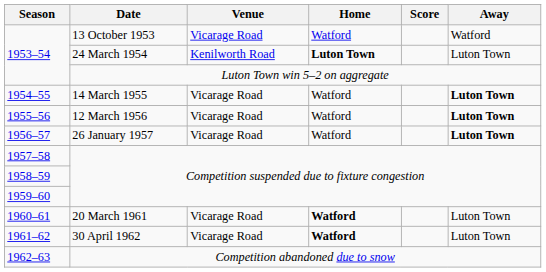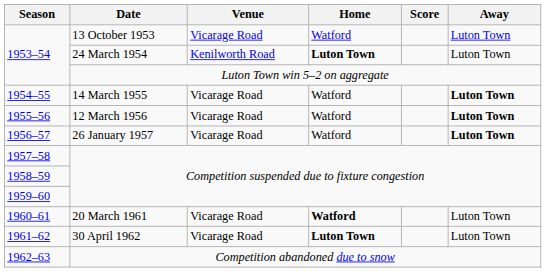(471, 35) Watford -> (481, 35) Luton Town
(333, 237) Watford -> (343, 237) Luton Town
